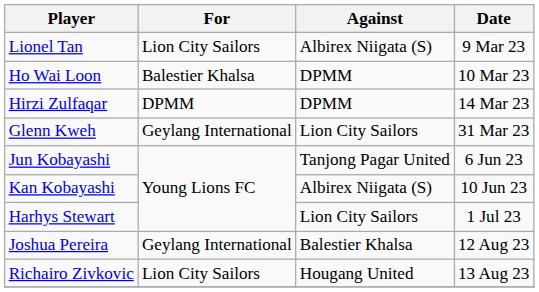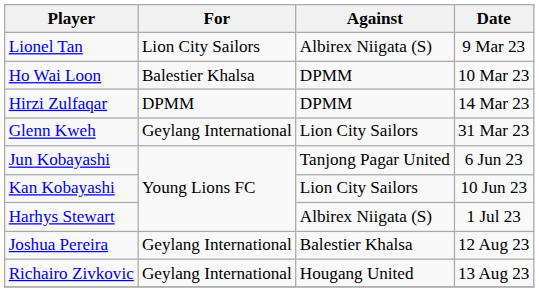(366, 187) Albirex Niigata (S) -> (359, 187) Lion City Sailors
(359, 216) Lion City Sailors -> (366, 216) Albirex Niigata (S)
(201, 272) Lion City Sailors -> (217, 272) Geylang International
